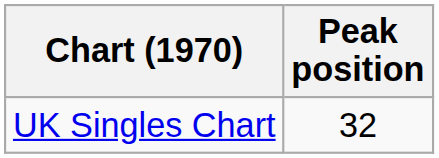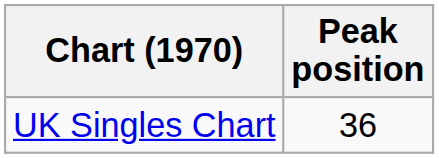(358, 124) 32 -> (358, 124) 36
